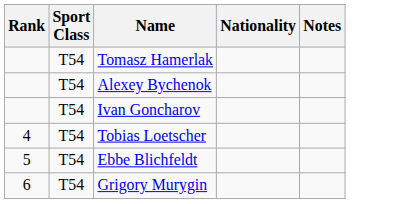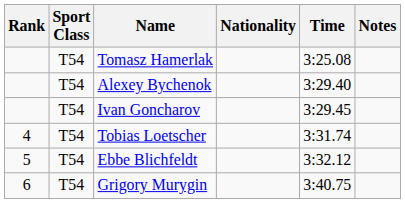+ column: (327, 25)
